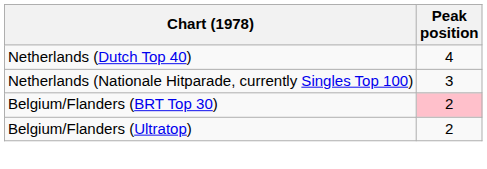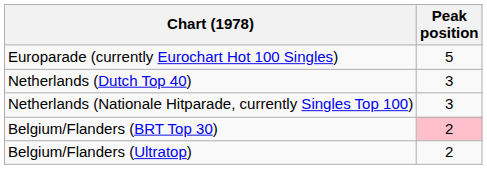+ row: (173, 57)
(449, 57) 4 -> (449, 81) 3
